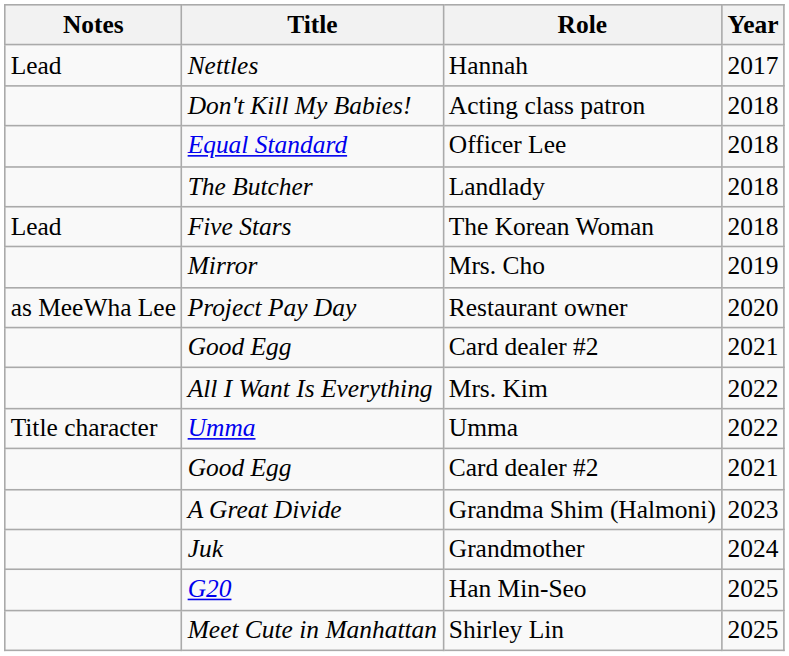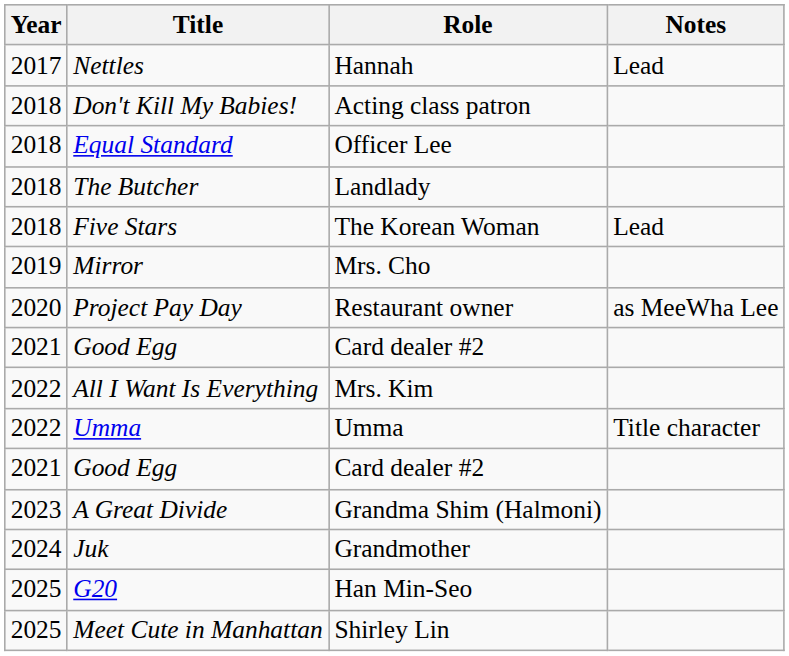columns swapped: (753, 24) <-> (93, 24)
